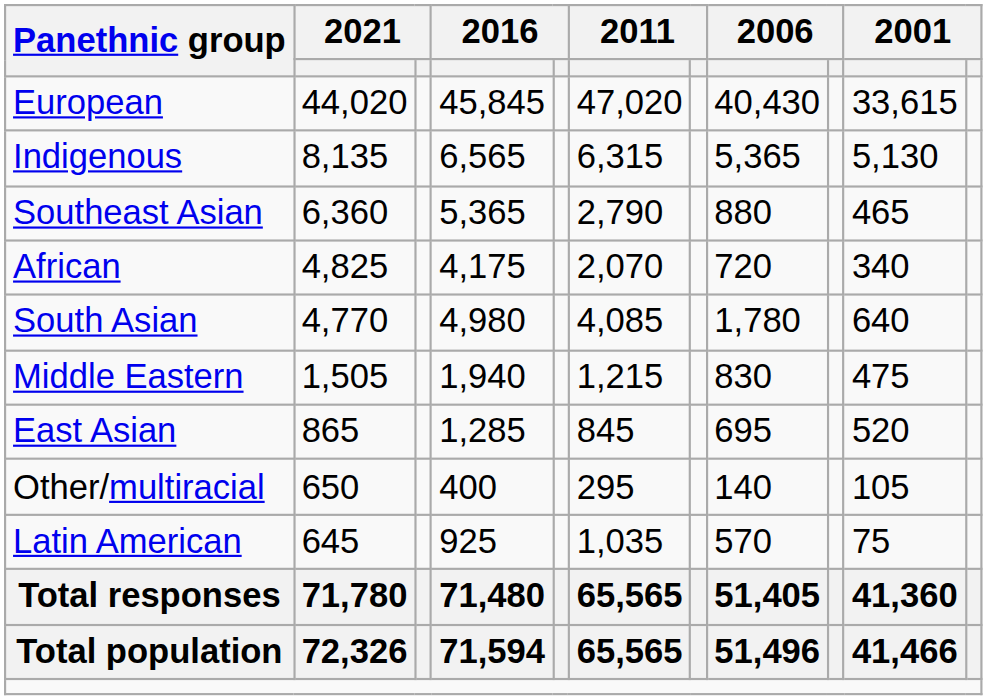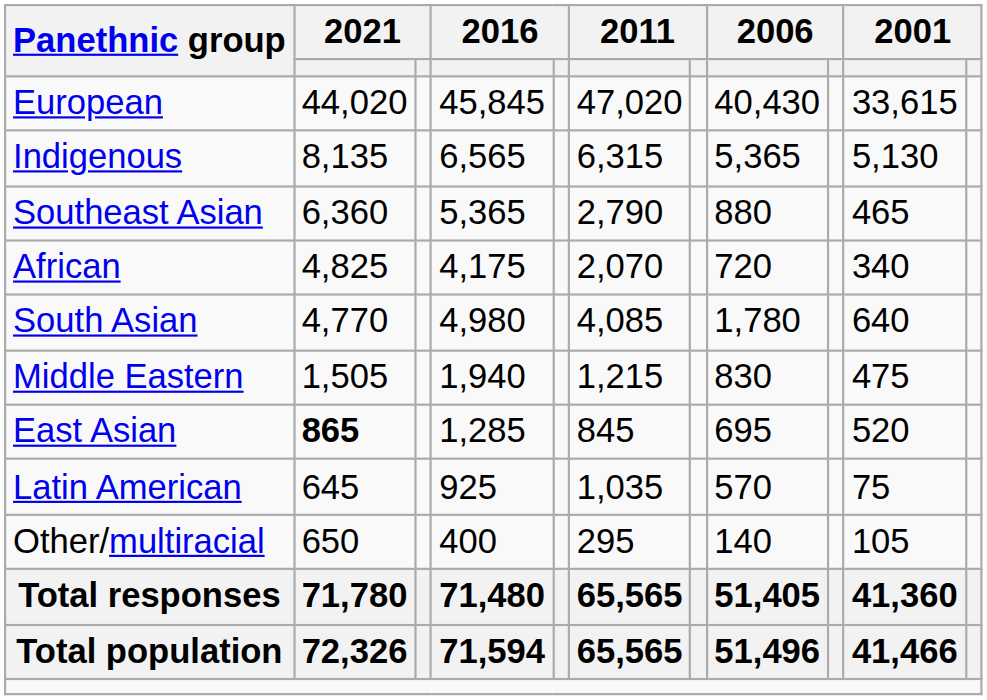(330, 431) normal -> (330, 431) bold
rows swapped: (127, 541) <-> (139, 486)
